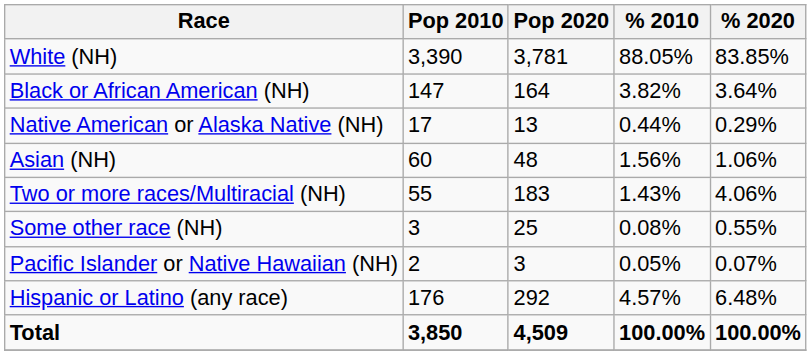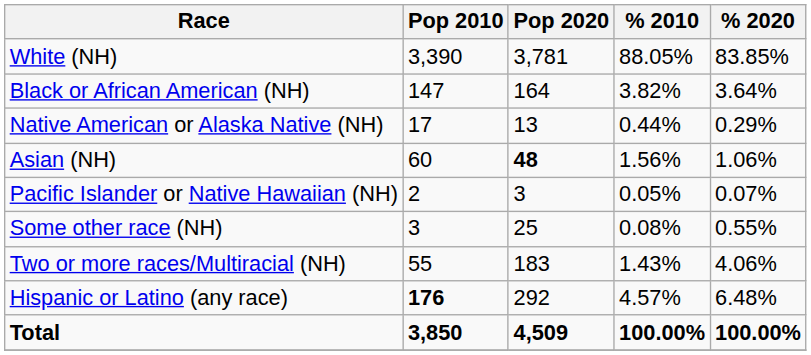(526, 159) normal -> (526, 159) bold
rows swapped: (204, 263) <-> (178, 194)
(426, 297) normal -> (426, 297) bold
